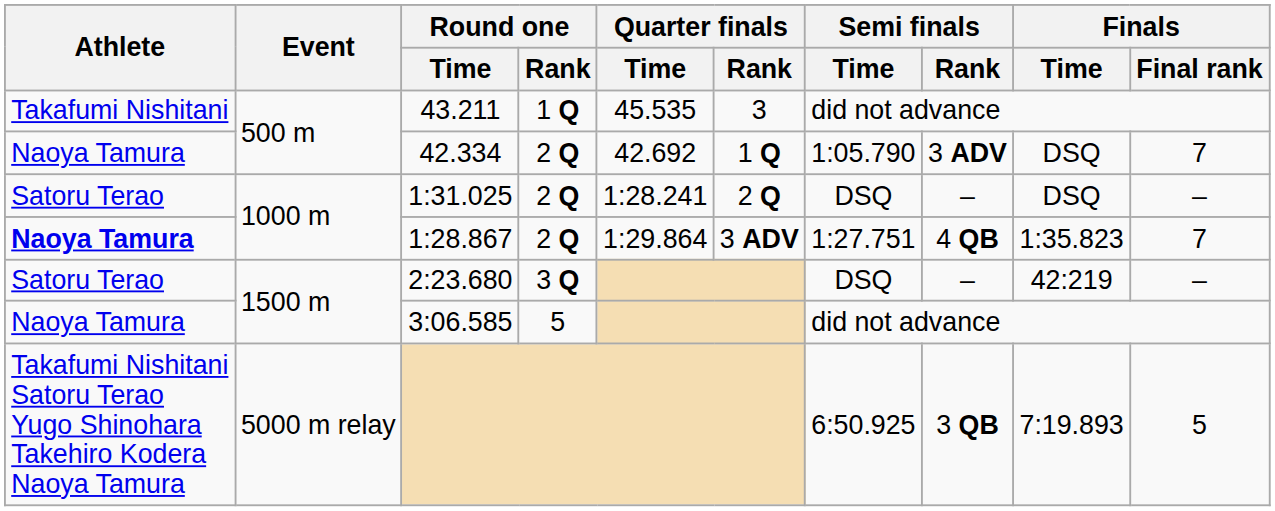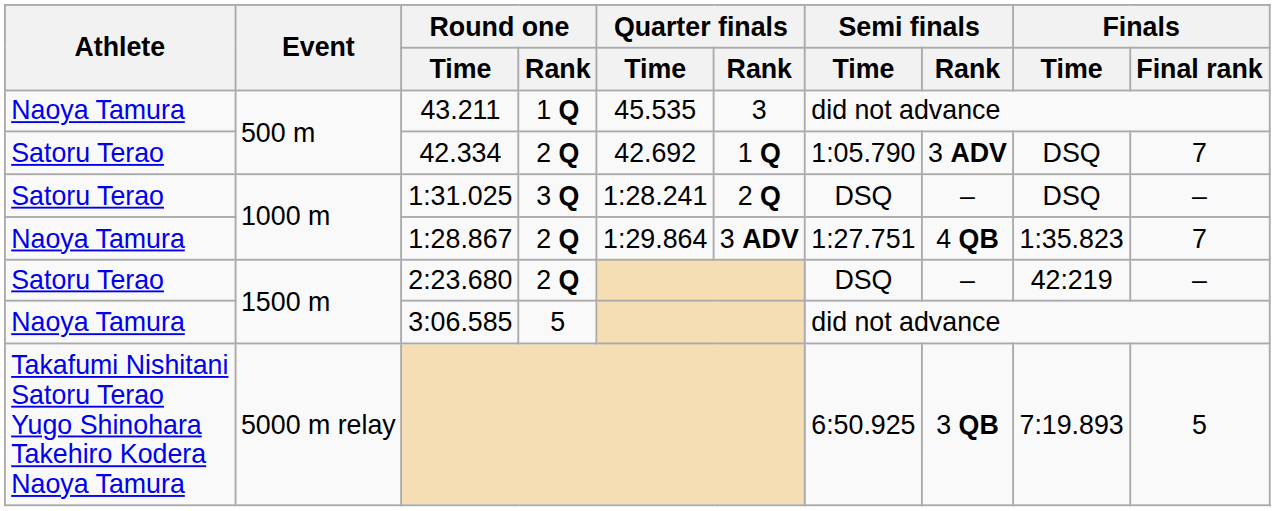(120, 111) Takafumi Nishitani -> (98, 111) Naoya Tamura
(98, 153) Naoya Tamura -> (88, 153) Satoru Terao
(558, 196) 2 Q -> (558, 196) 3 Q
(102, 238) bold -> (98, 238) normal
(558, 280) 3 Q -> (558, 280) 2 Q
